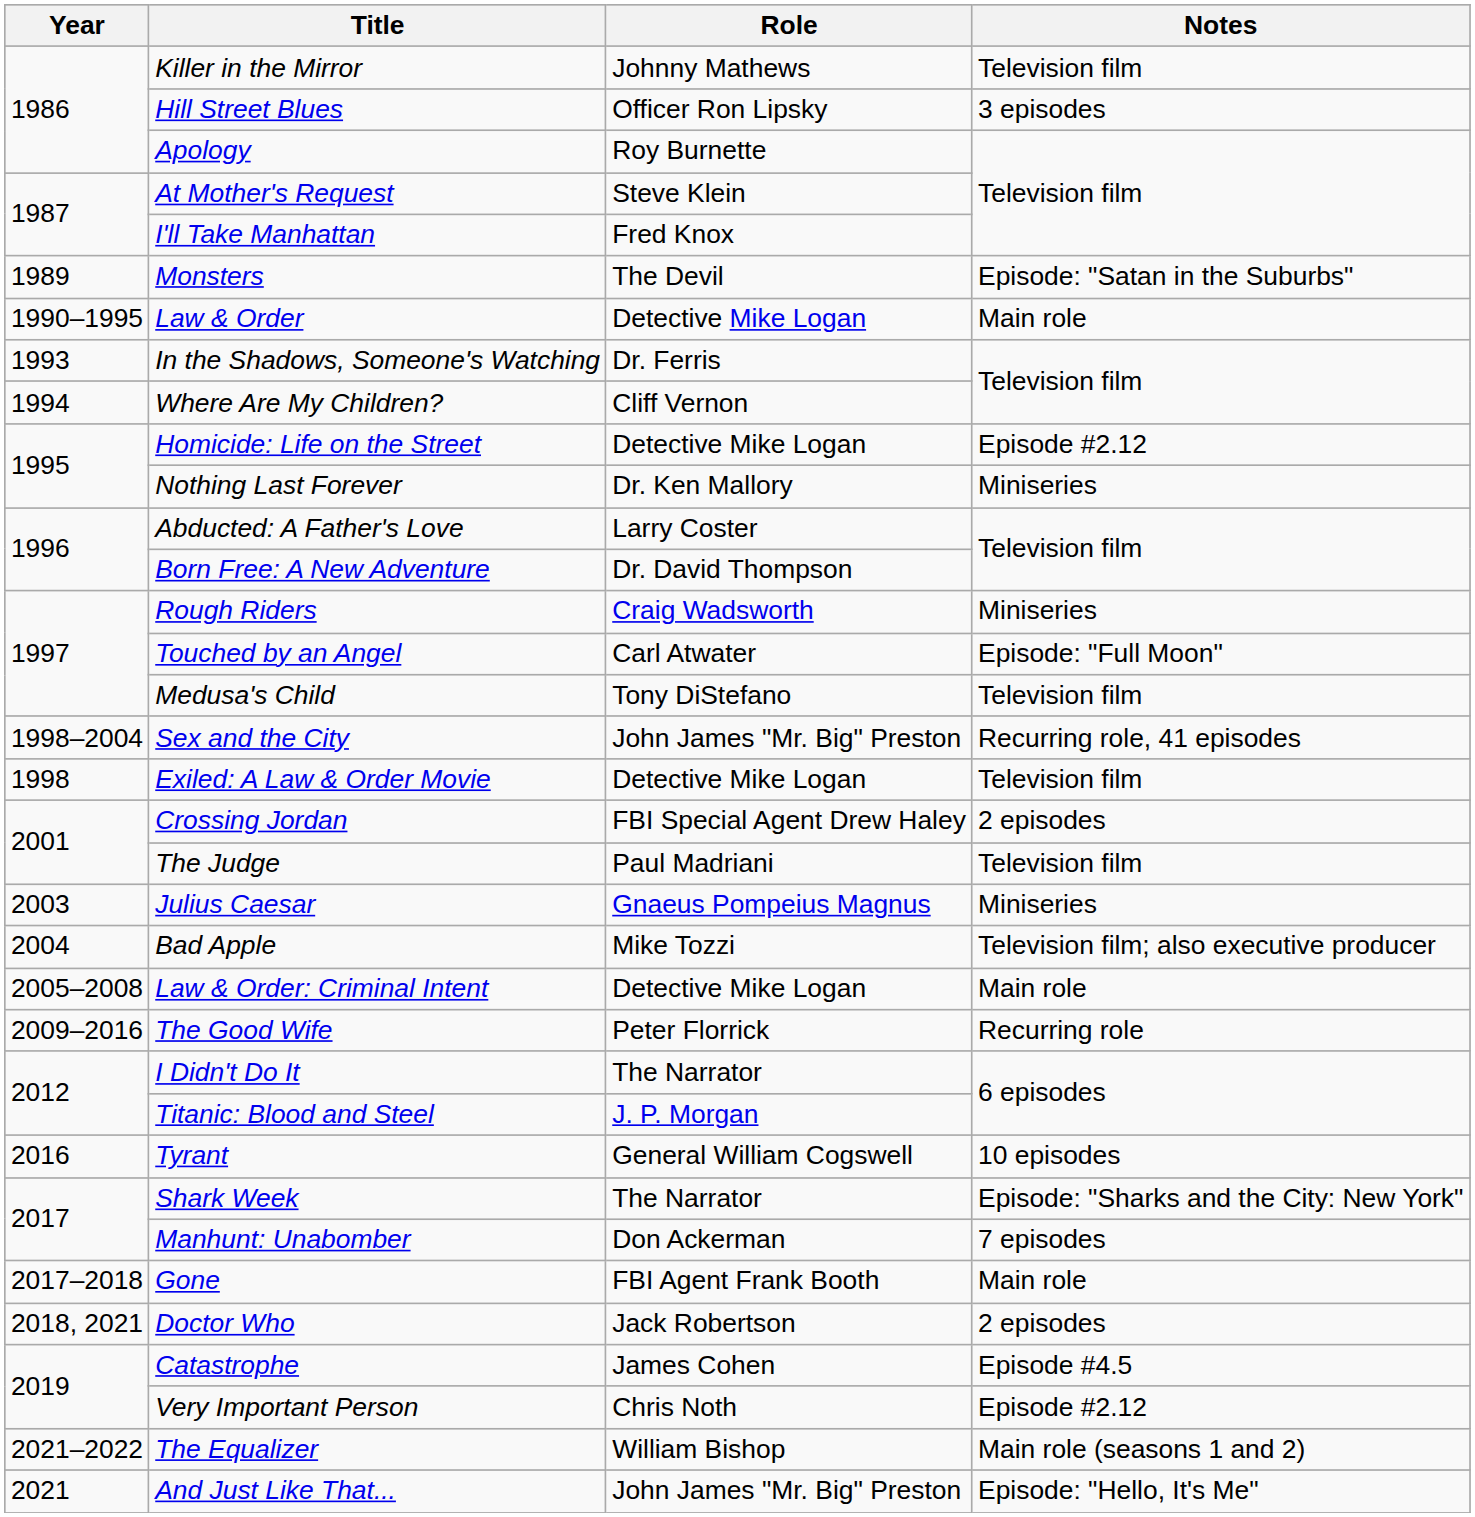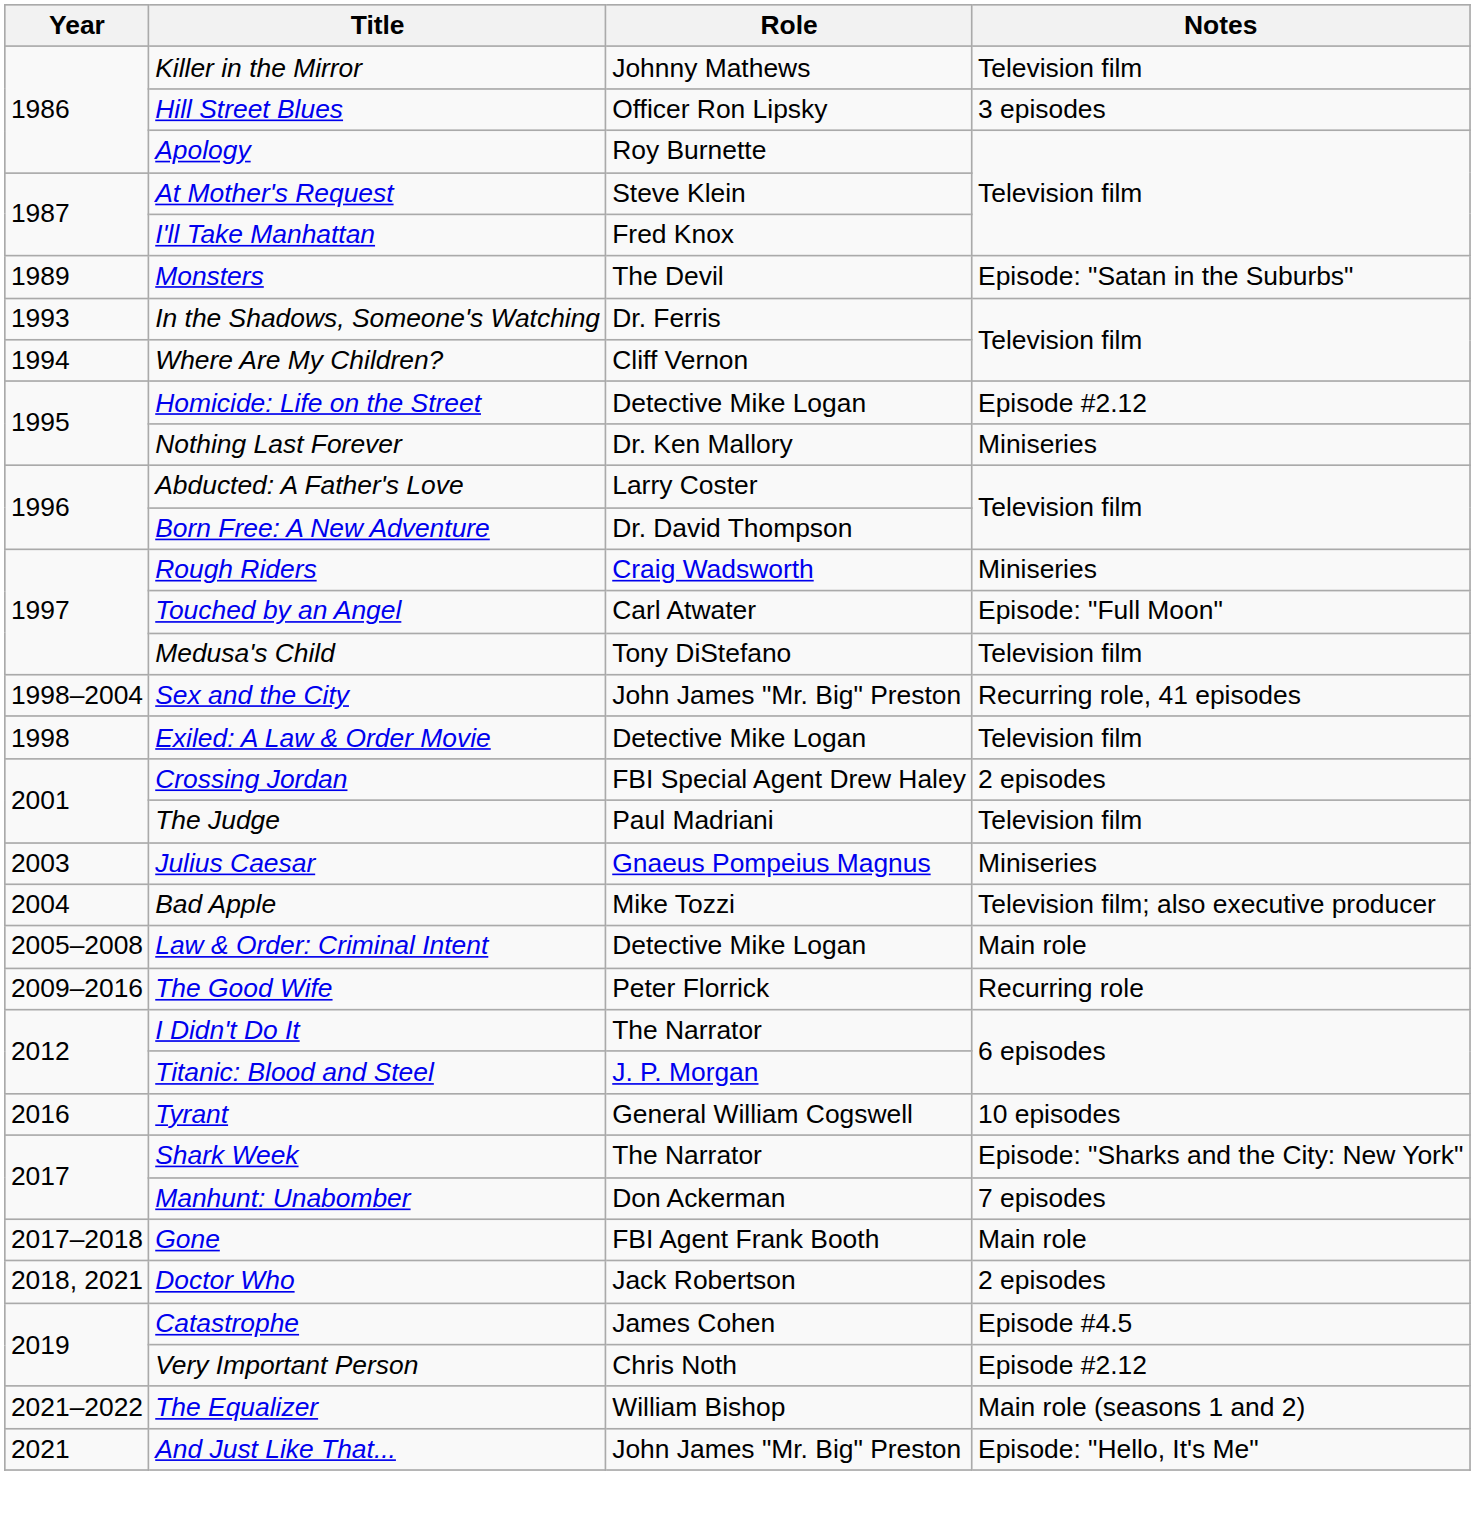- row: (229, 318)
